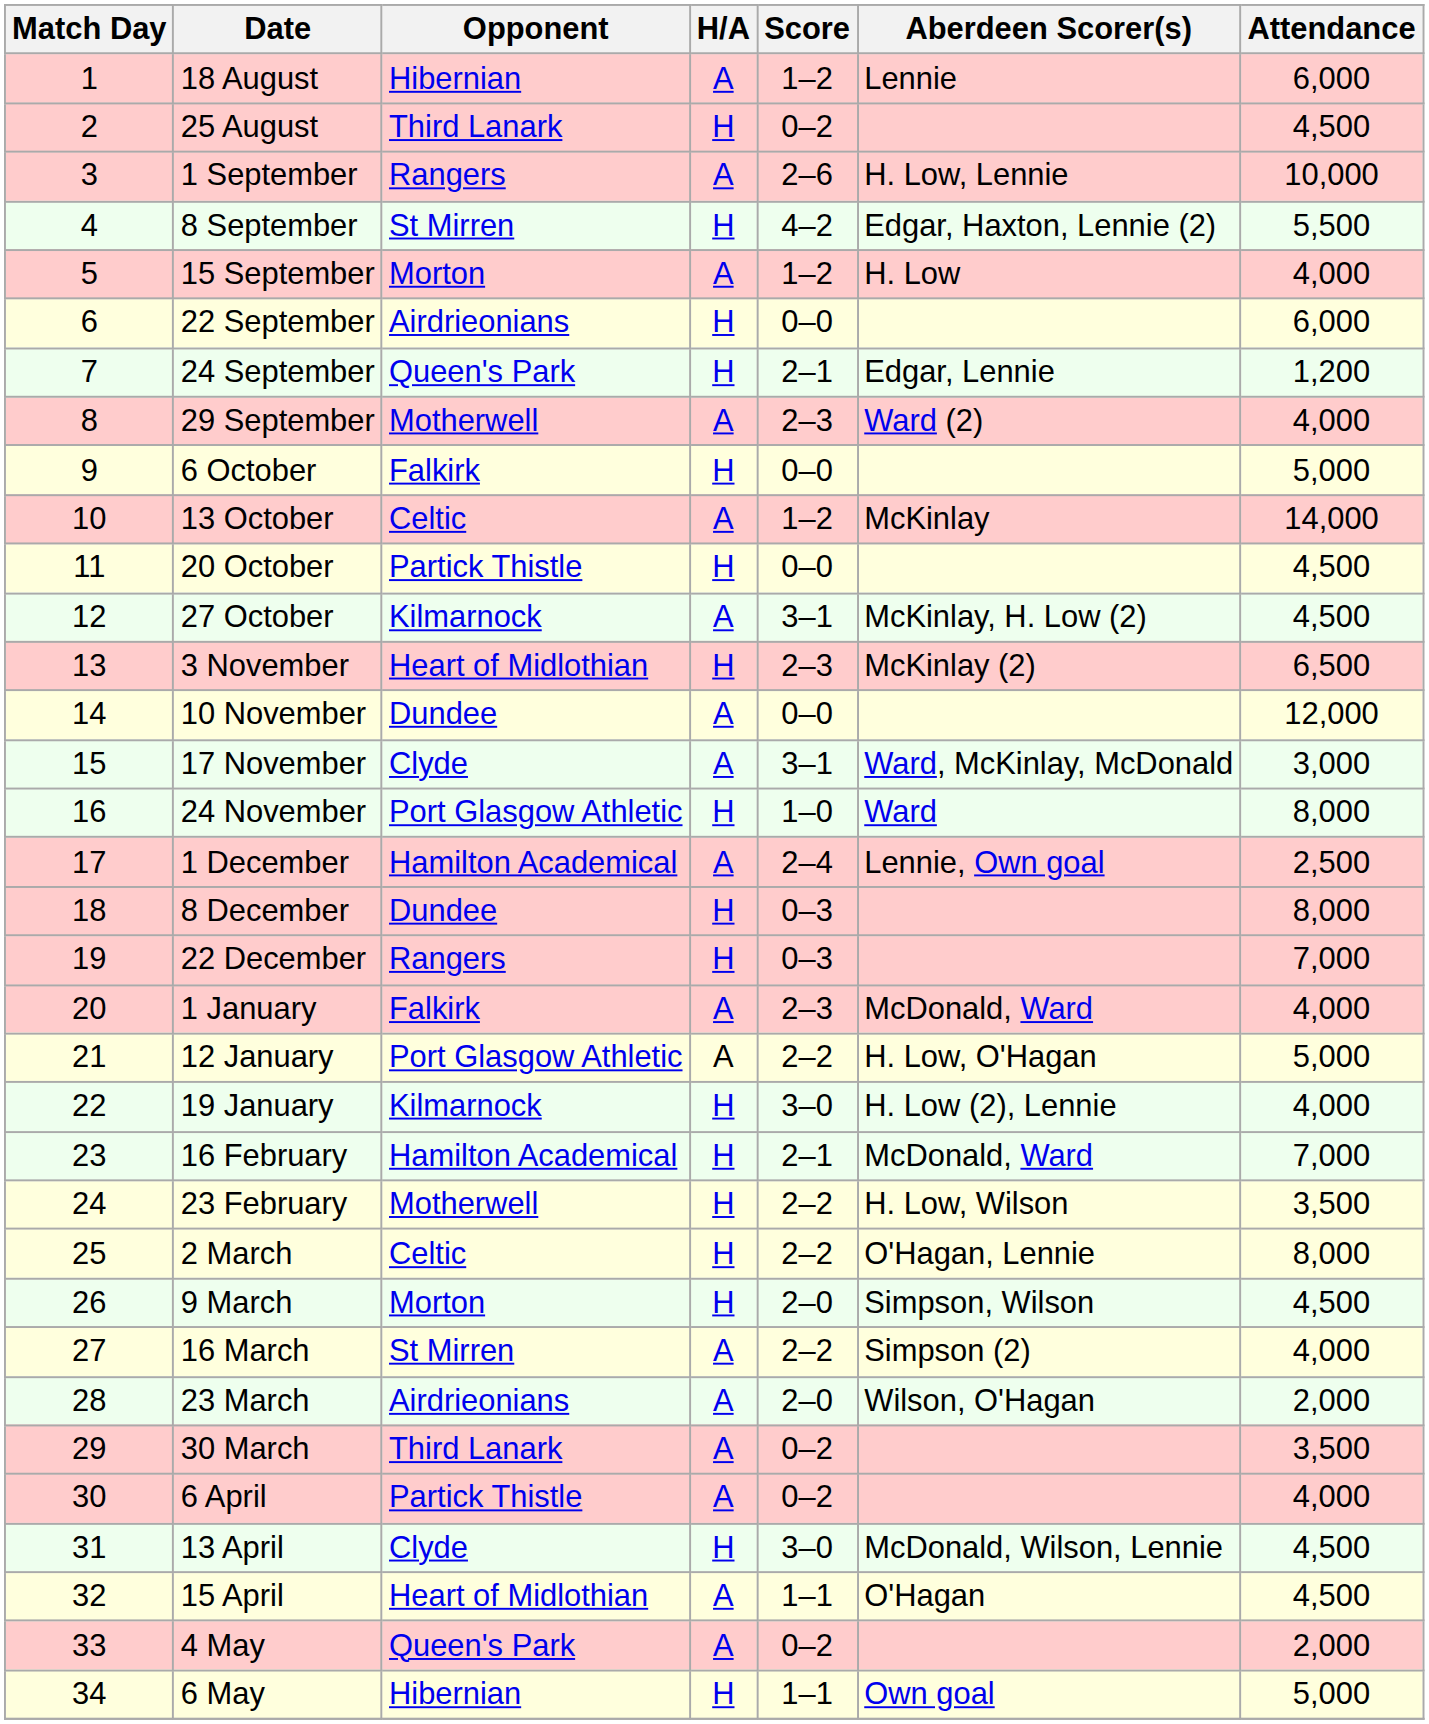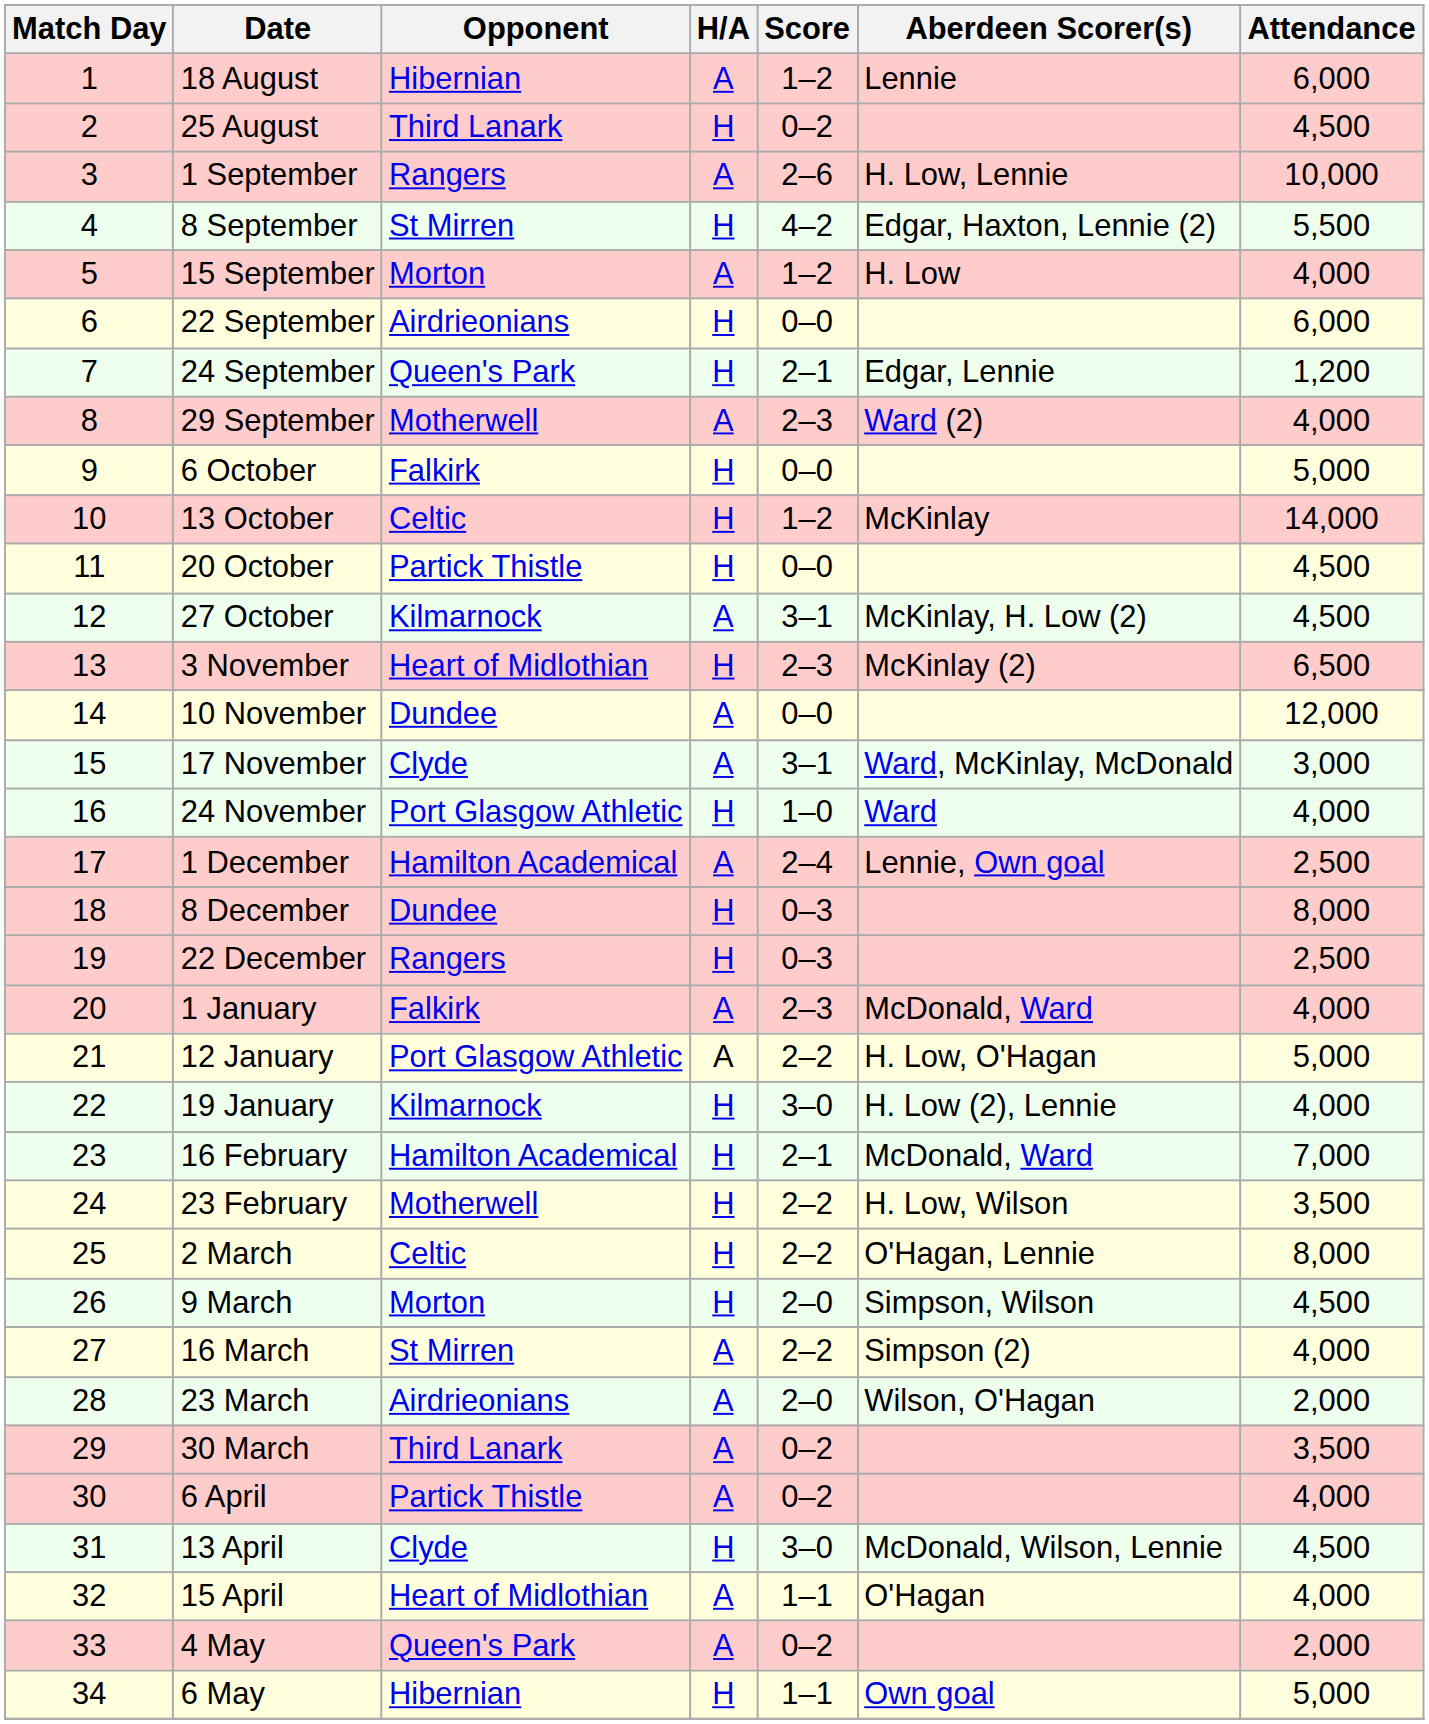(723, 518) A -> (723, 518) H
(1331, 812) 8,000 -> (1331, 812) 4,000
(1331, 959) 7,000 -> (1331, 959) 2,500
(1331, 1596) 4,500 -> (1331, 1596) 4,000
